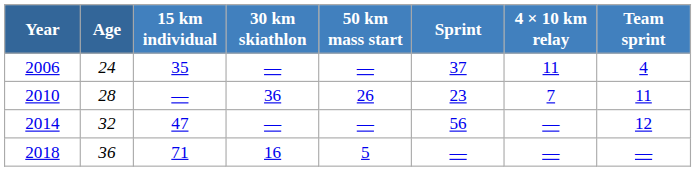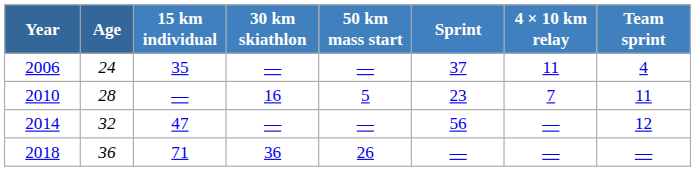(273, 95) 36 -> (273, 95) 16
(365, 95) 26 -> (365, 95) 5
(273, 152) 16 -> (273, 152) 36
(365, 152) 5 -> (365, 152) 26
